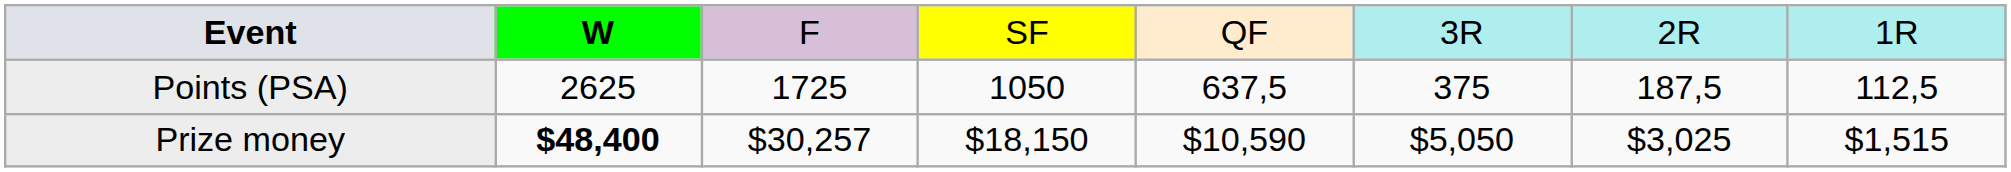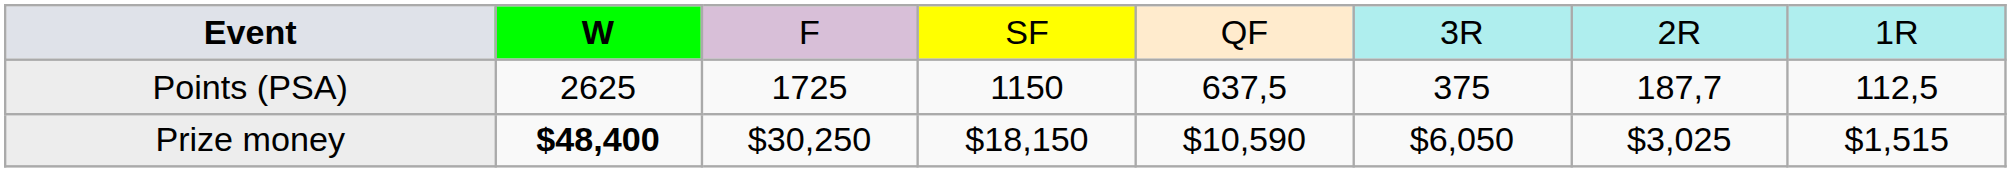(1027, 86) 1050 -> (1027, 86) 1150
(1679, 86) 187,5 -> (1679, 86) 187,7
(810, 140) $30,257 -> (810, 140) $30,250
(1462, 140) $5,050 -> (1462, 140) $6,050
